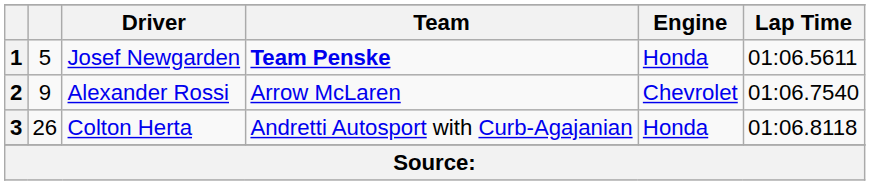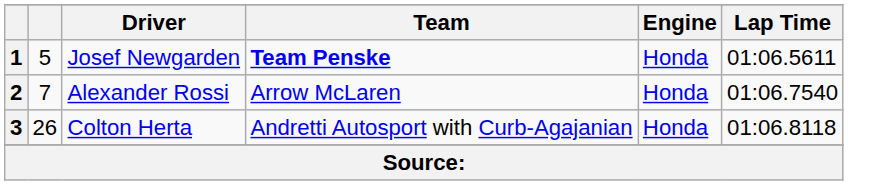(45, 93) 9 -> (45, 93) 7
(690, 93) Chevrolet -> (676, 93) Honda
